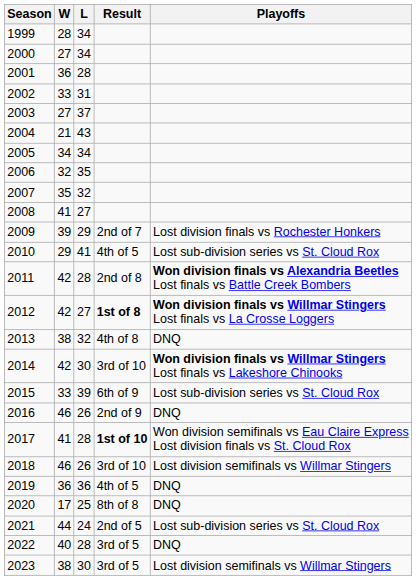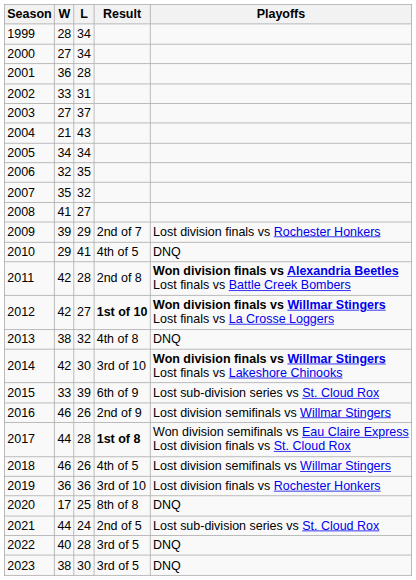(266, 251) Lost sub-division series vs St. Cloud Rox -> (167, 251) DNQ
(119, 312) 1st of 8 -> (122, 312) 1st of 10
(167, 412) DNQ -> (272, 412) Lost division semifinals vs Willmar Stingers
(64, 439) 41 -> (64, 439) 44
(122, 439) 1st of 10 -> (119, 439) 1st of 8
(121, 466) 3rd of 10 -> (118, 466) 4th of 5
(118, 486) 4th of 5 -> (121, 486) 3rd of 10
(167, 486) DNQ -> (267, 486) Lost division finals vs Rochester Honkers
(272, 565) Lost division semifinals vs Willmar Stingers -> (167, 565) DNQ
